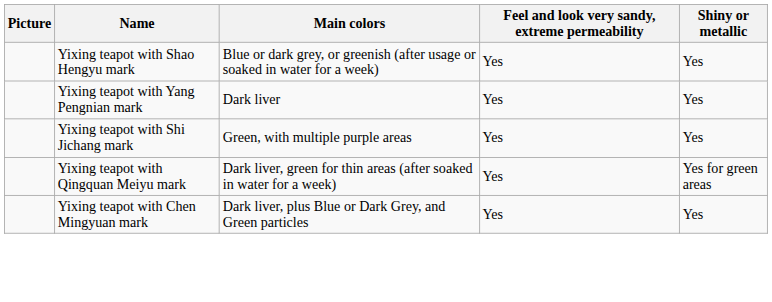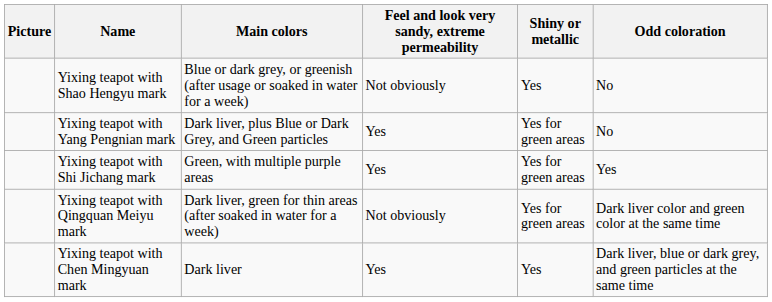+ column: (680, 31)
(493, 61) Yes -> (406, 85) Not obviously
(252, 99) Dark liver -> (267, 131) Dark liver, plus Blue or Dark Grey, and Green particles
(693, 99) Yes -> (553, 131) Yes for green areas
(693, 138) Yes -> (553, 169) Yes for green areas
(493, 176) Yes -> (406, 215) Not obviously
(334, 214) Dark liver, plus Blue or Dark Grey, and Green particles -> (213, 269) Dark liver
